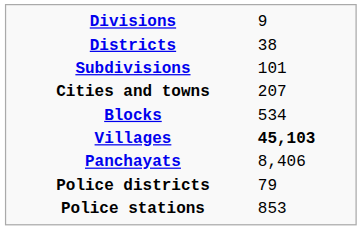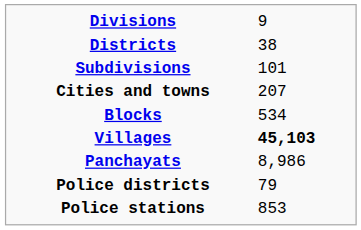(282, 162) 8,406 -> (282, 162) 8,986
